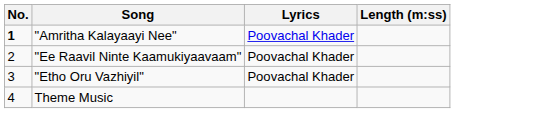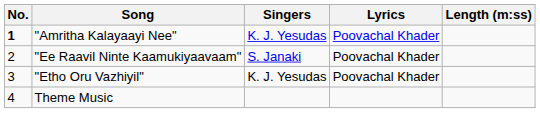+ column: (287, 15)
